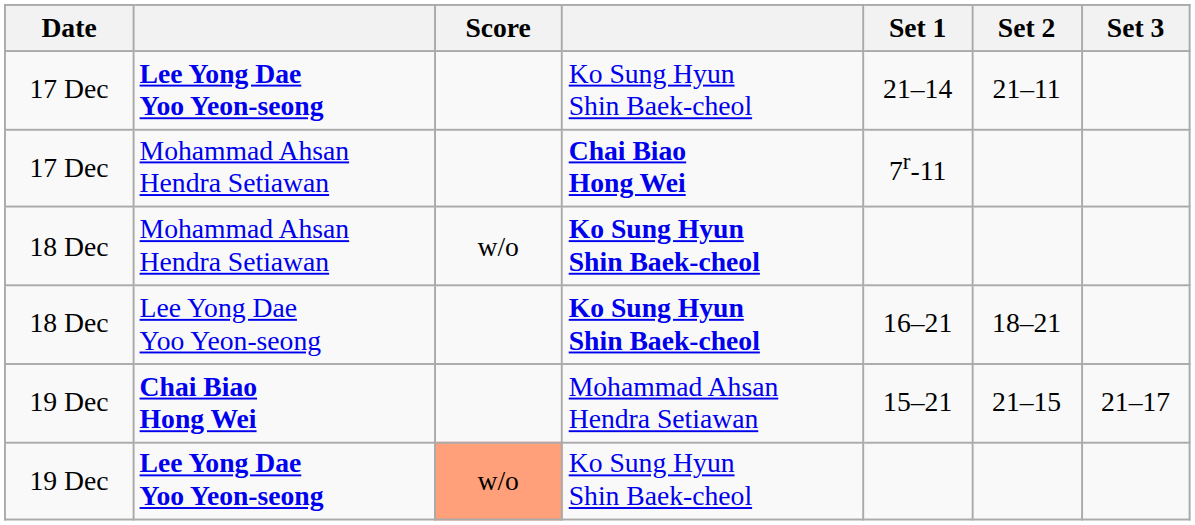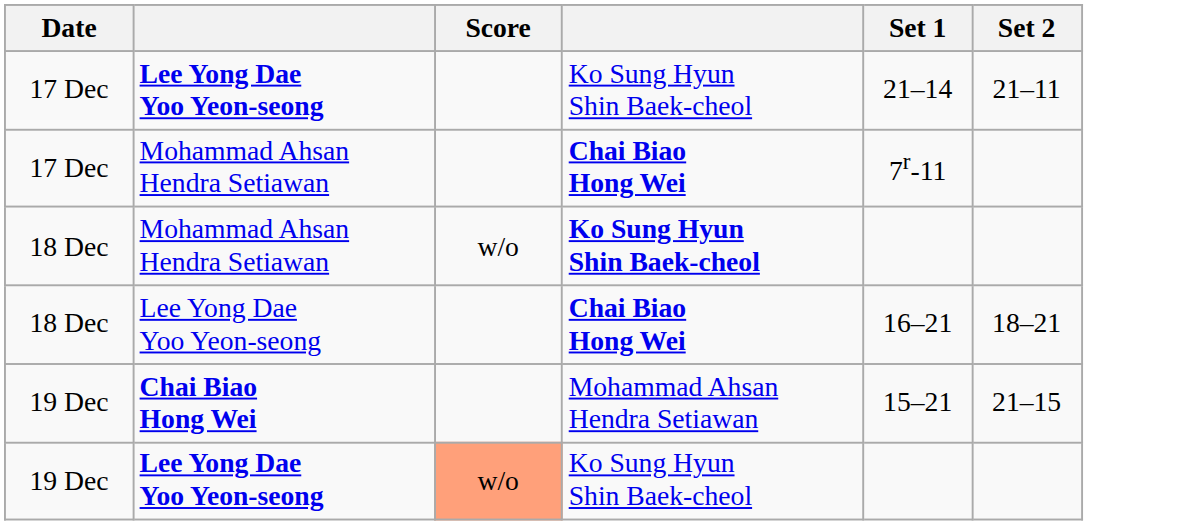- column: (1136, 27)
(664, 324) Ko Sung Hyun Shin Baek-cheol -> (627, 324) Chai Biao Hong Wei
